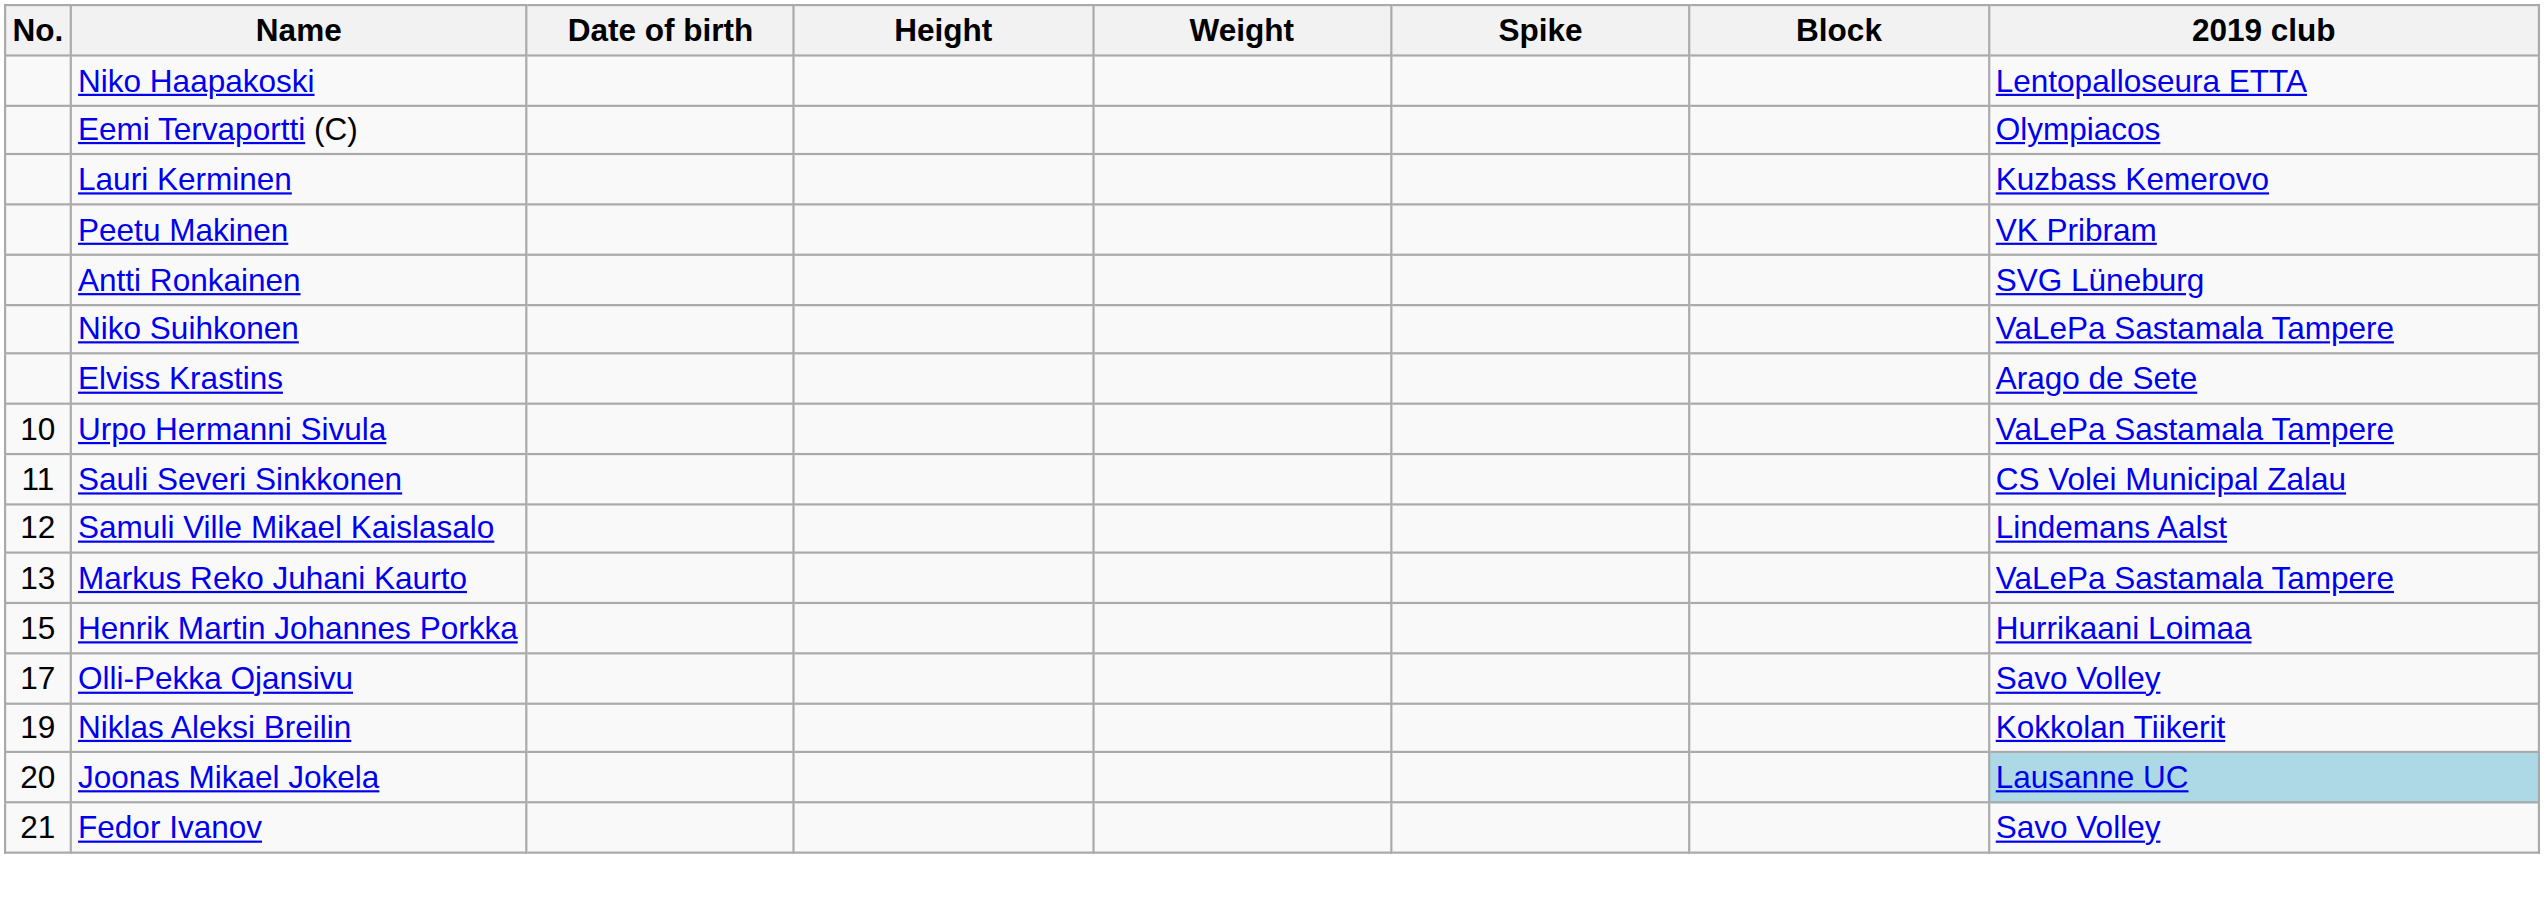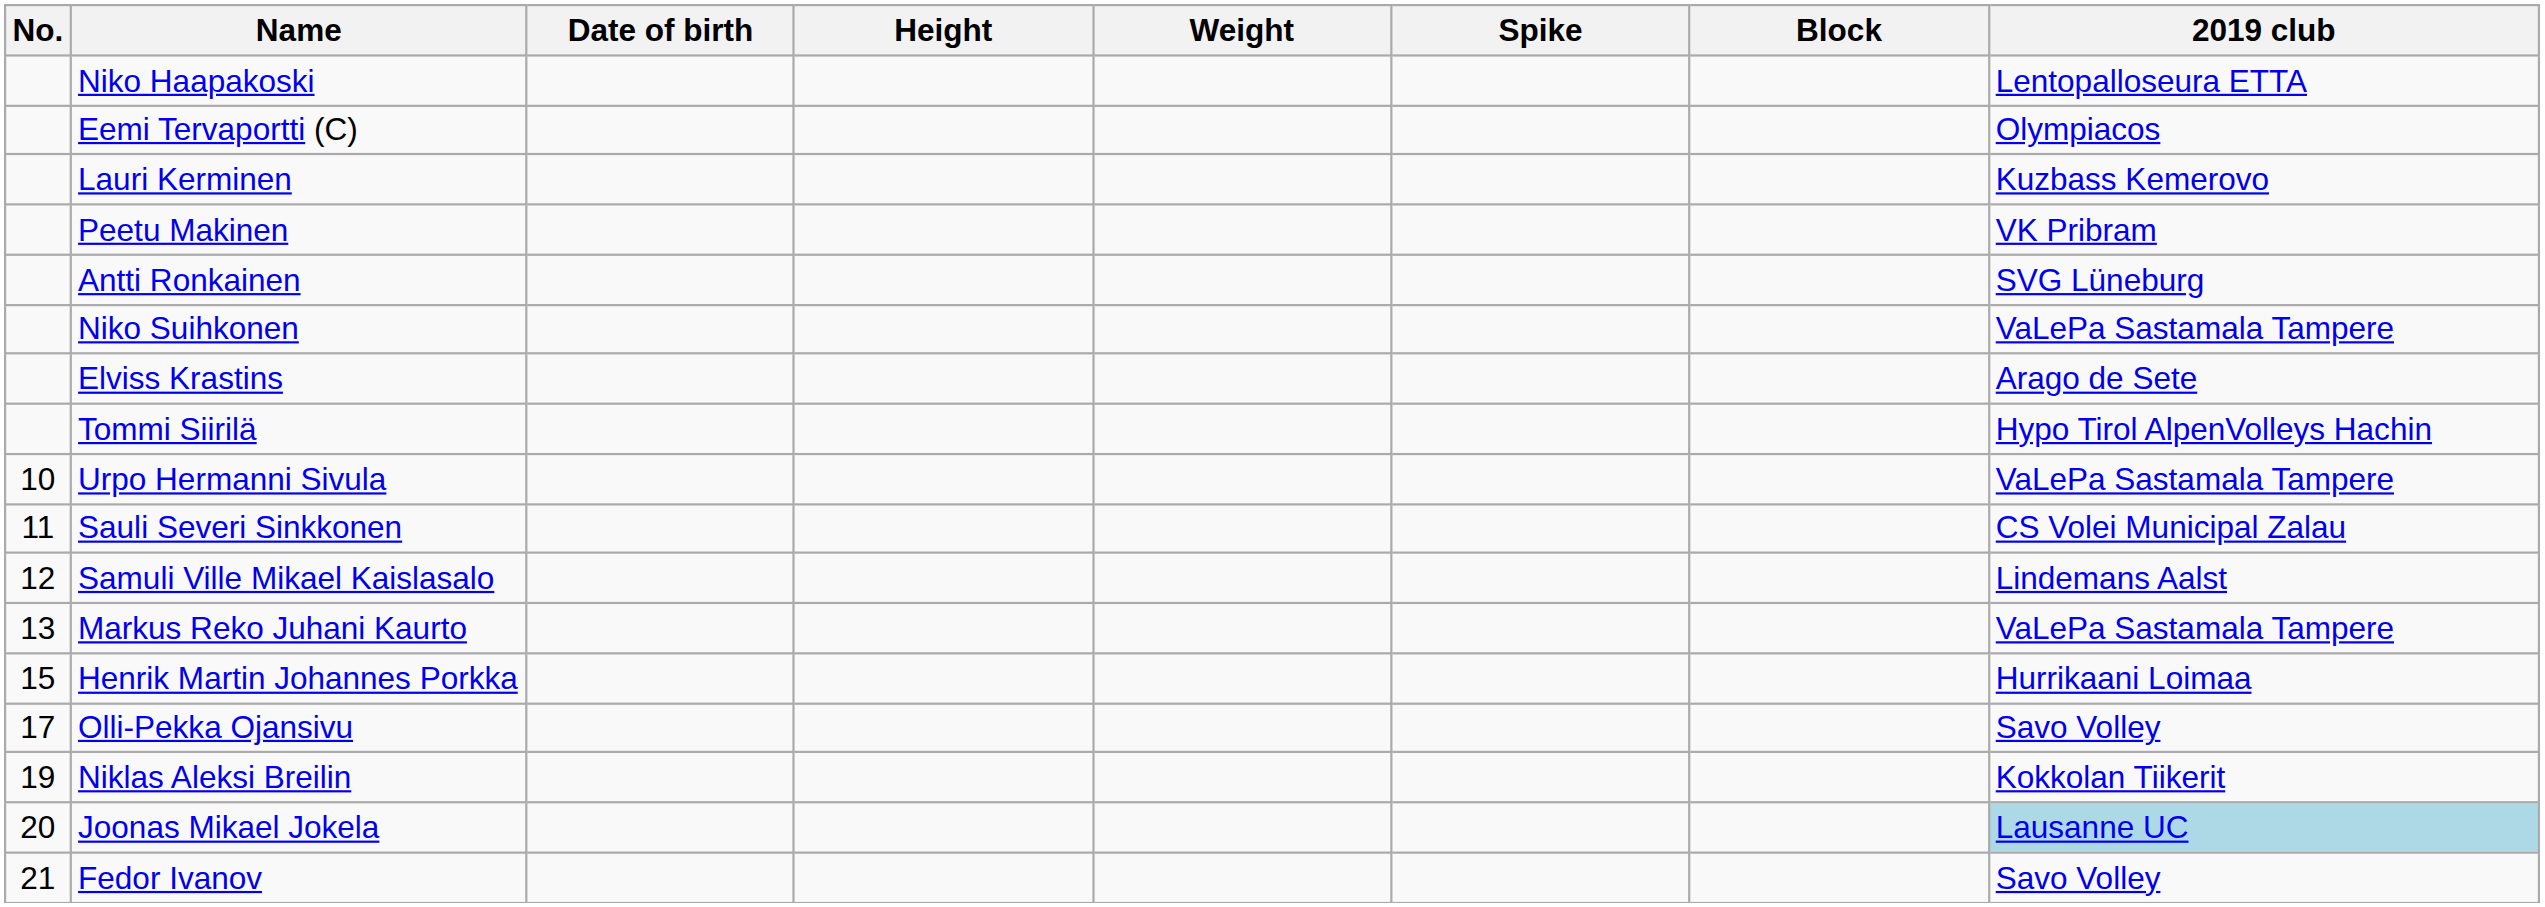+ row: (167, 429)
